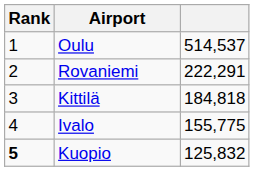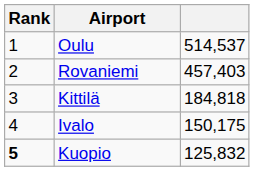(215, 72) 222,291 -> (215, 72) 457,403
(215, 126) 155,775 -> (215, 126) 150,175
